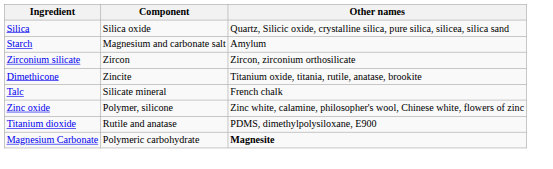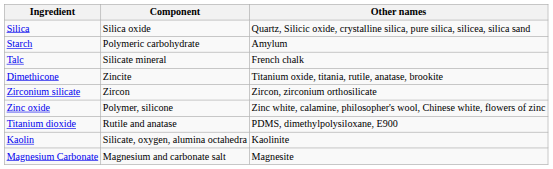(164, 44) Magnesium and carbonate salt -> (151, 44) Polymeric carbohydrate
rows swapped: (15, 92) <-> (43, 60)
+ row: (20, 140)
(151, 140) Polymeric carbohydrate -> (164, 156) Magnesium and carbonate salt
(252, 140) bold -> (273, 156) normal
